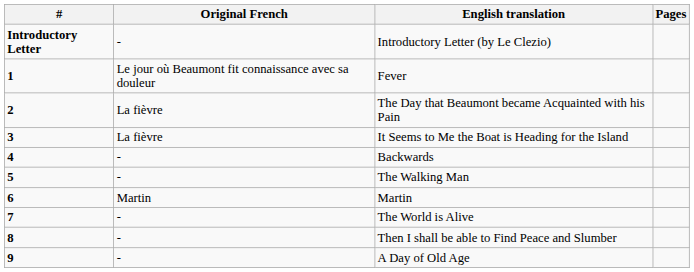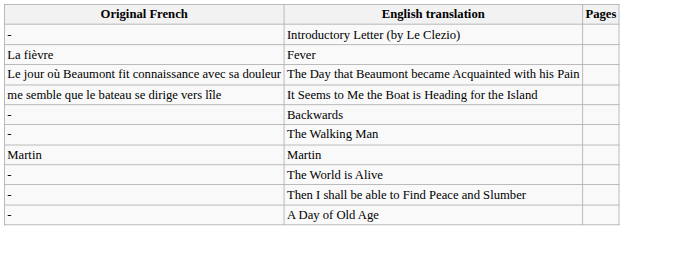- column: (59, 14)
(233, 75) Le jour où Beaumont fit connaissance avec sa douleur -> (30, 54) La fièvre
(140, 110) La fièvre -> (144, 74) Le jour où Beaumont fit connaissance avec sa douleur
(140, 137) La fièvre -> (114, 94) me semble que le bateau se dirige vers lîle
